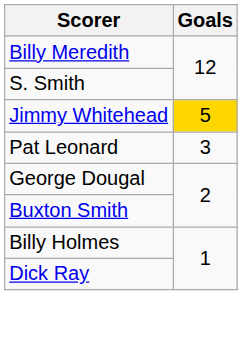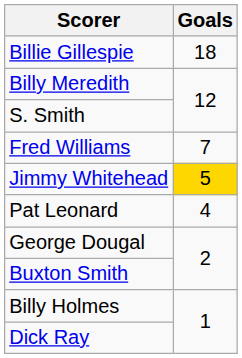+ row: (71, 52)
+ row: (70, 147)
(205, 147) 3 -> (205, 210) 4
